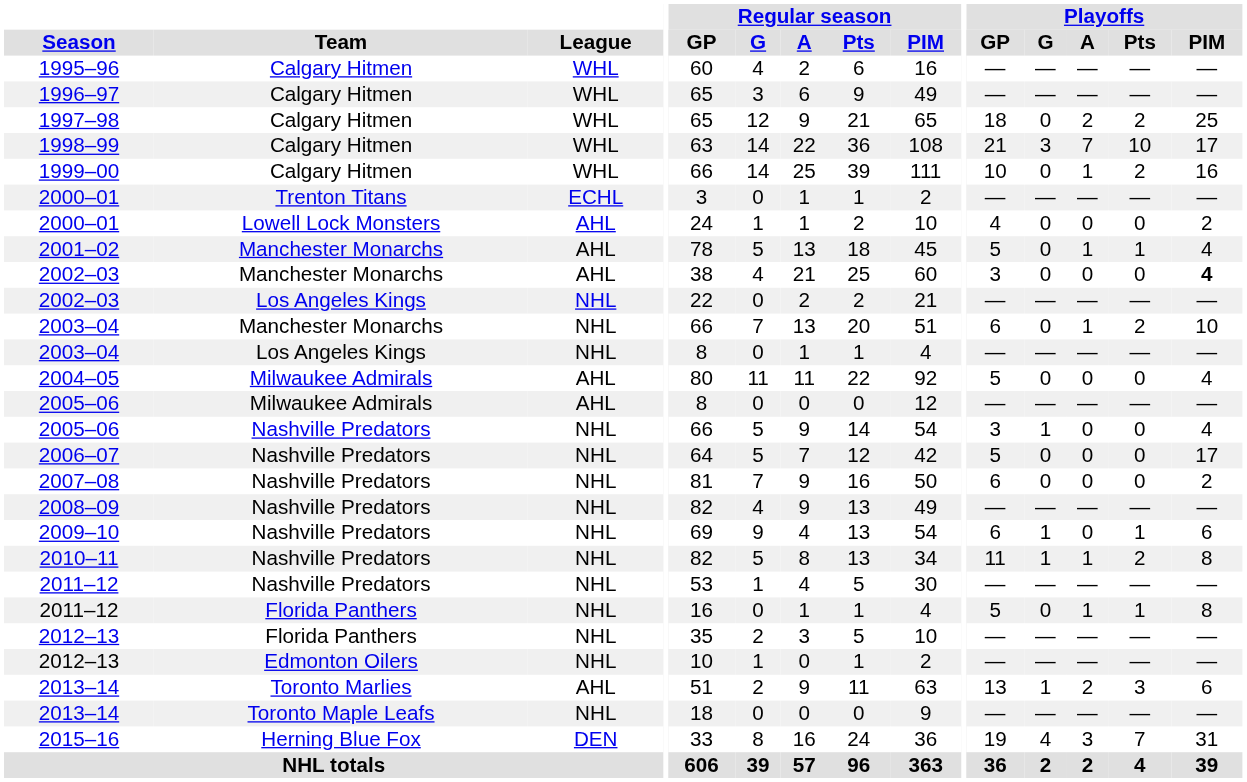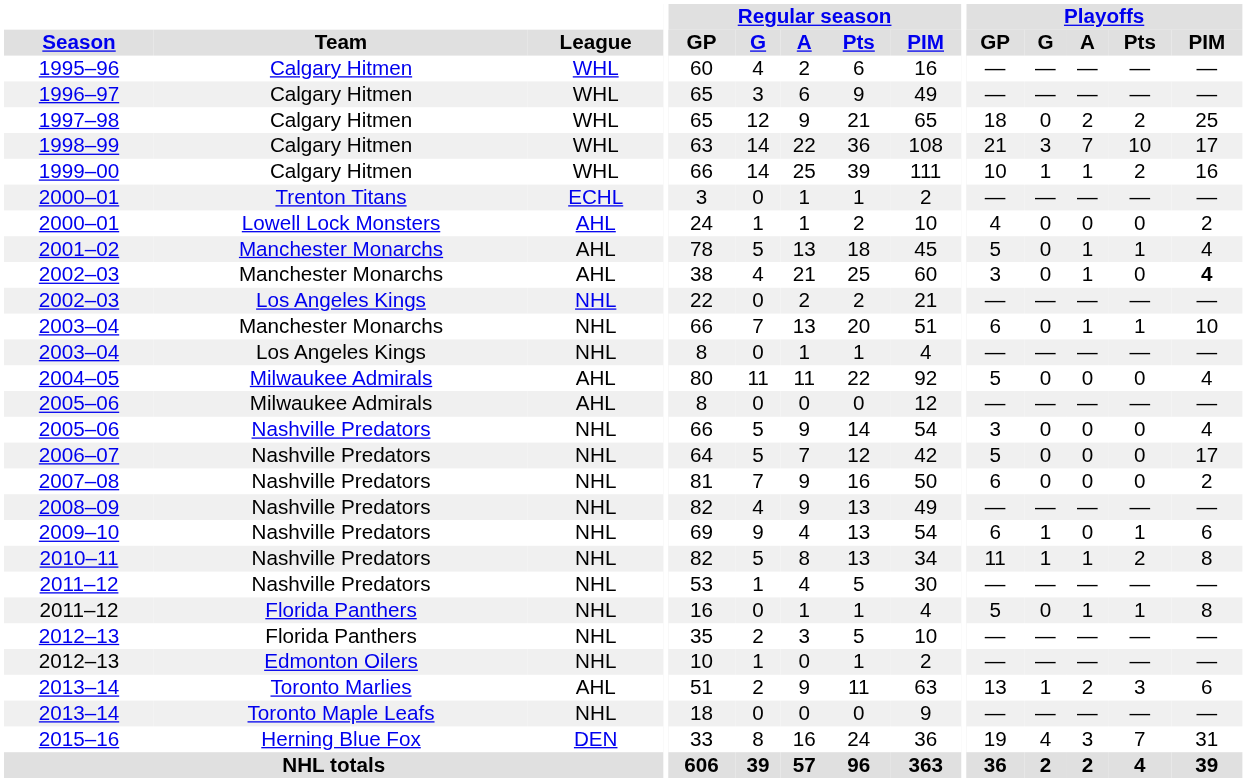(1045, 171) 0 -> (1045, 171) 1
(1087, 274) 0 -> (1087, 274) 1
(1140, 326) 2 -> (1140, 326) 1
(1045, 429) 1 -> (1045, 429) 0
